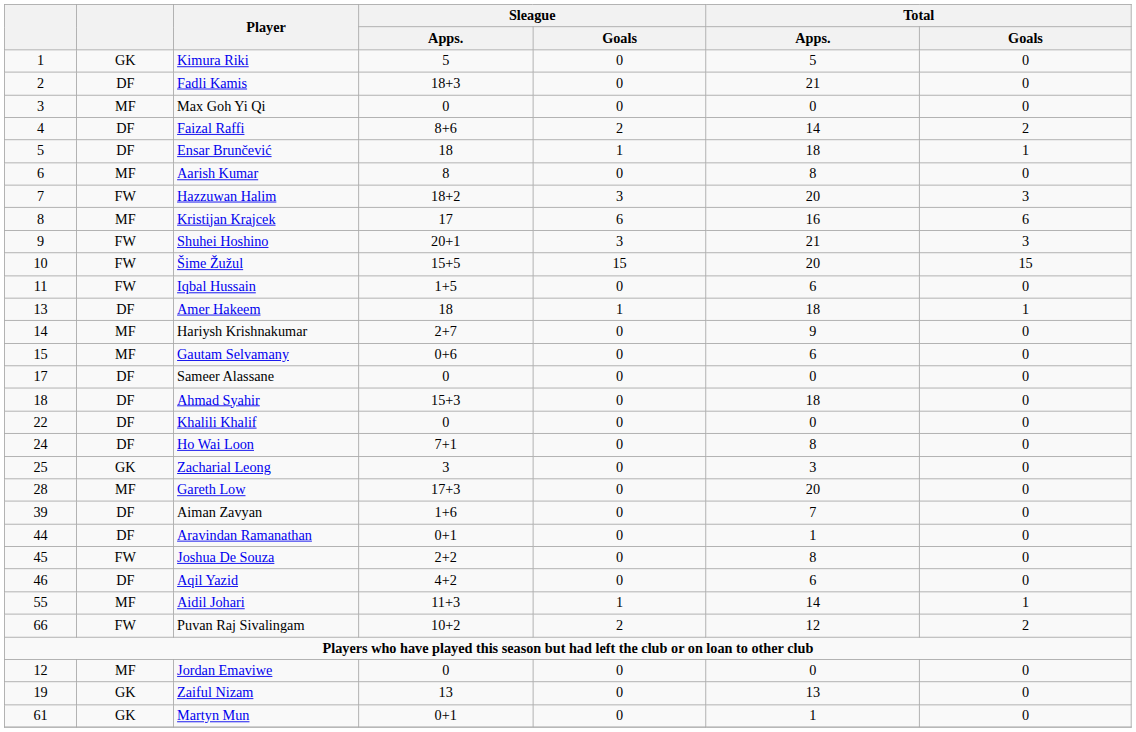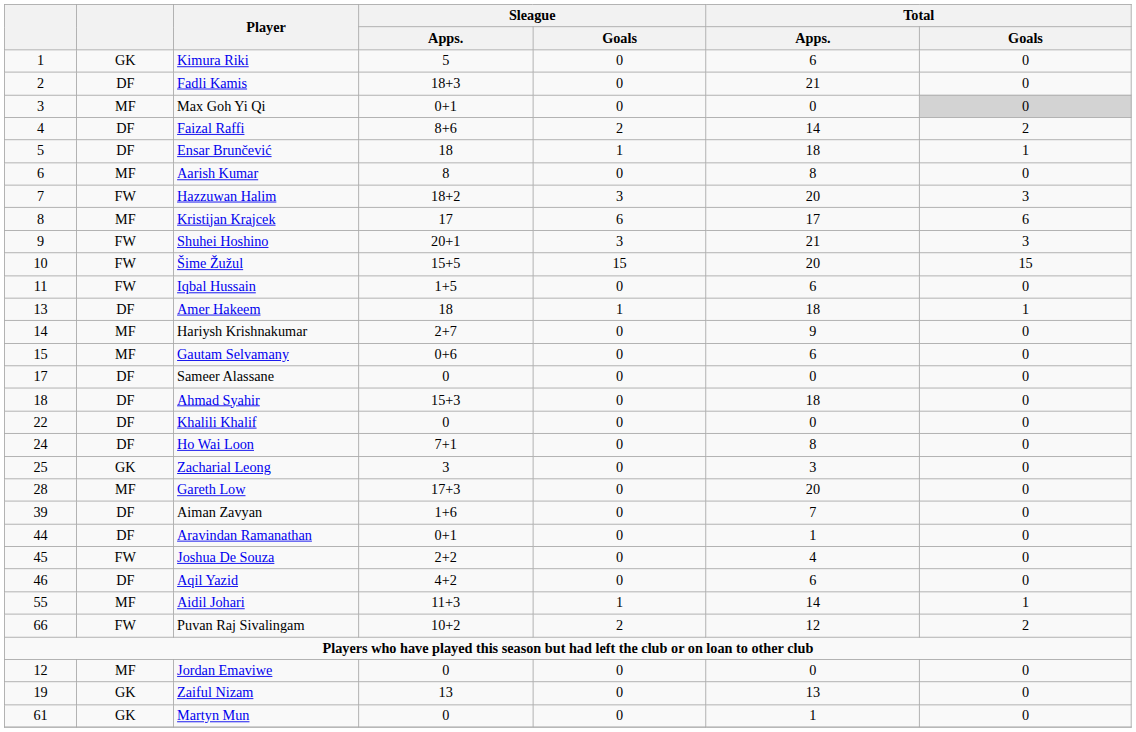(813, 60) 5 -> (813, 60) 6
(446, 106) 0 -> (446, 106) 0+1
(1026, 106) no background -> (1026, 106) lightgrey background
(813, 219) 16 -> (813, 219) 17
(813, 557) 8 -> (813, 557) 4
(446, 715) 0+1 -> (446, 715) 0
